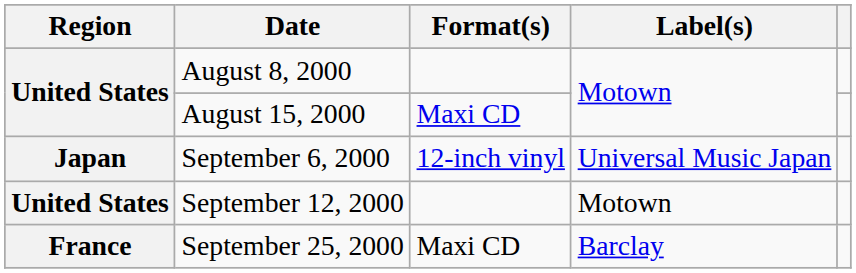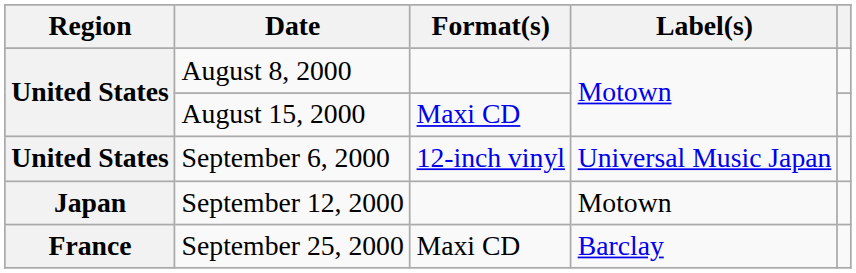(90, 158) Japan -> (90, 158) United States
(90, 202) United States -> (90, 202) Japan
